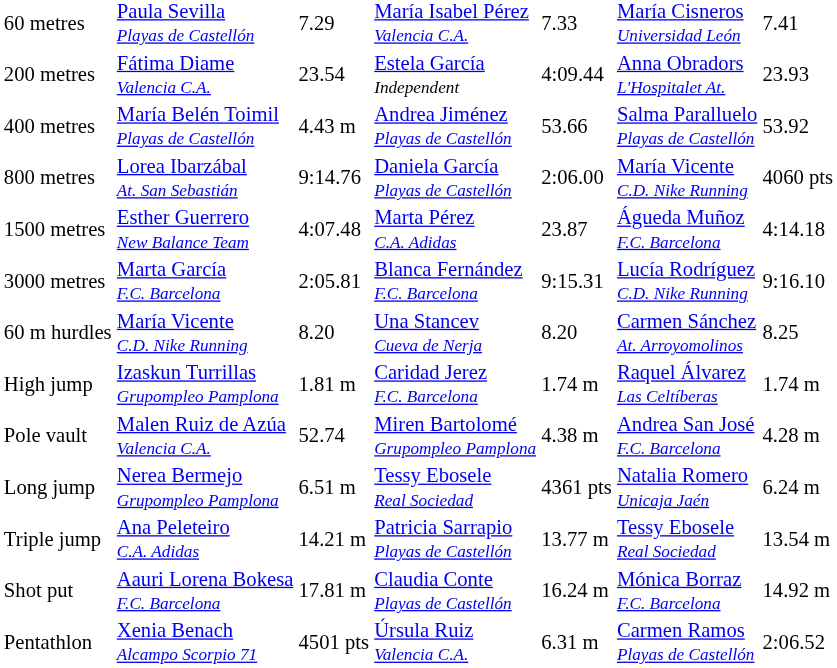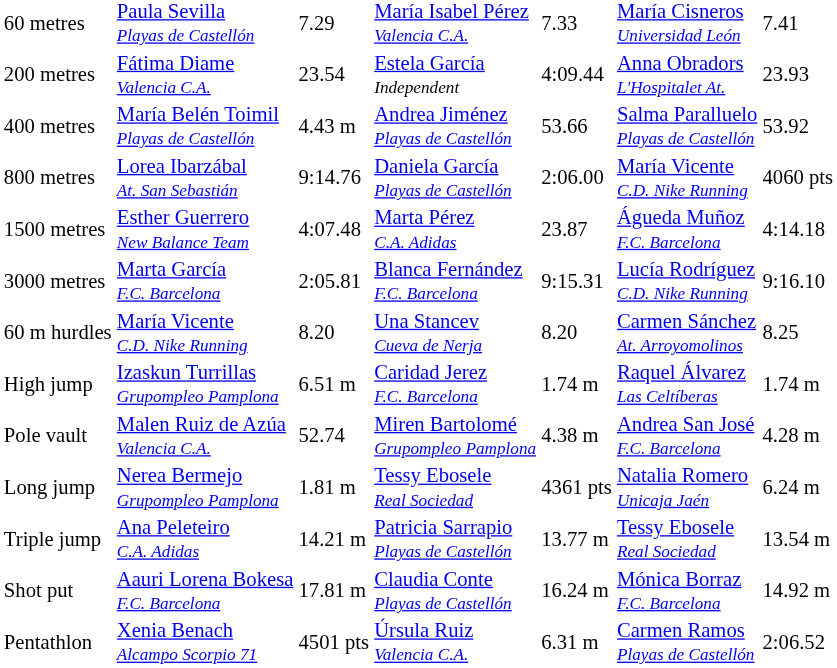(327, 384) 1.81 m -> (327, 384) 6.51 m
(327, 487) 6.51 m -> (327, 487) 1.81 m
